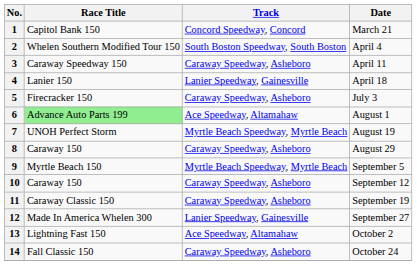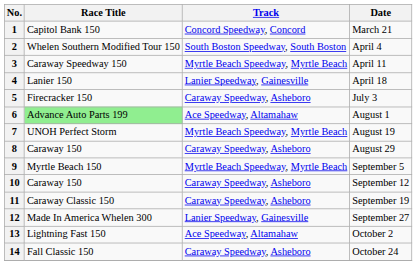(248, 63) Caraway Speedway, Asheboro -> (266, 63) Myrtle Beach Speedway, Myrtle Beach
